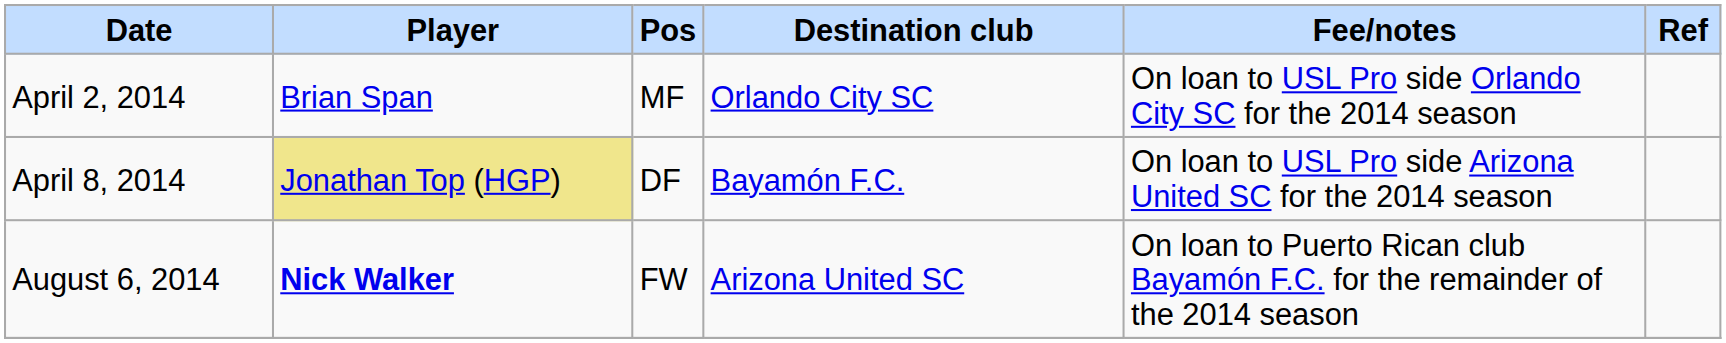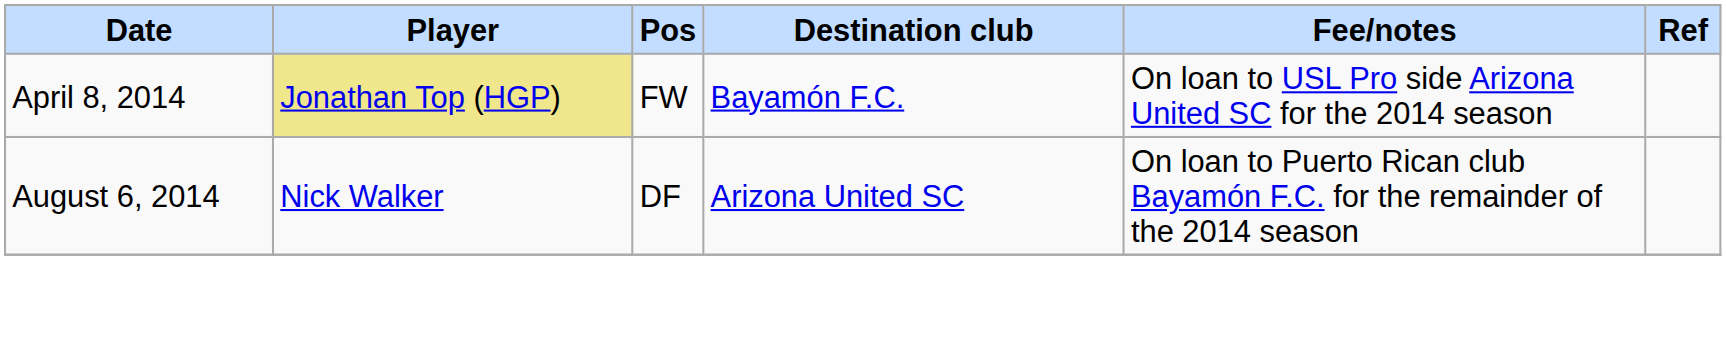- row: (99, 96)
(660, 179) DF -> (664, 96) FW
(367, 280) bold -> (362, 196) normal
(664, 280) FW -> (660, 196) DF
